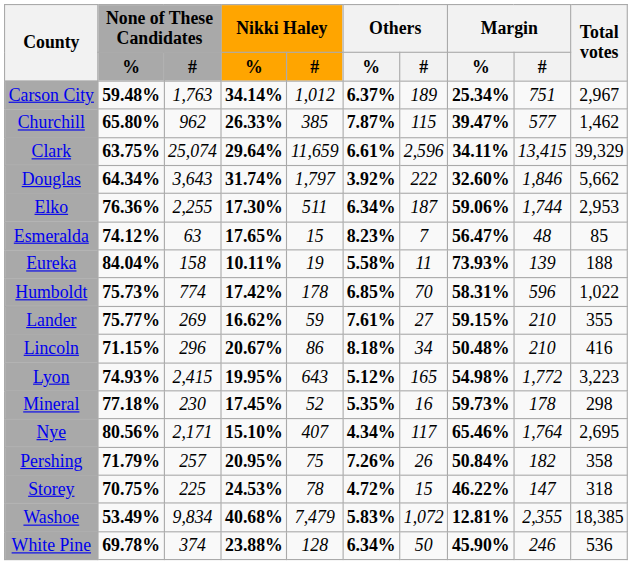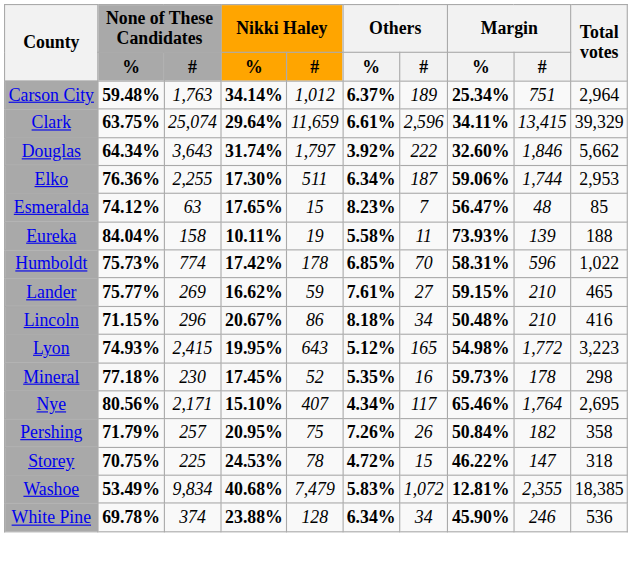(599, 94) 2,967 -> (599, 94) 2,964
- row: (51, 123)
(599, 320) 355 -> (599, 292) 465
(424, 545) 50 -> (424, 517) 34
